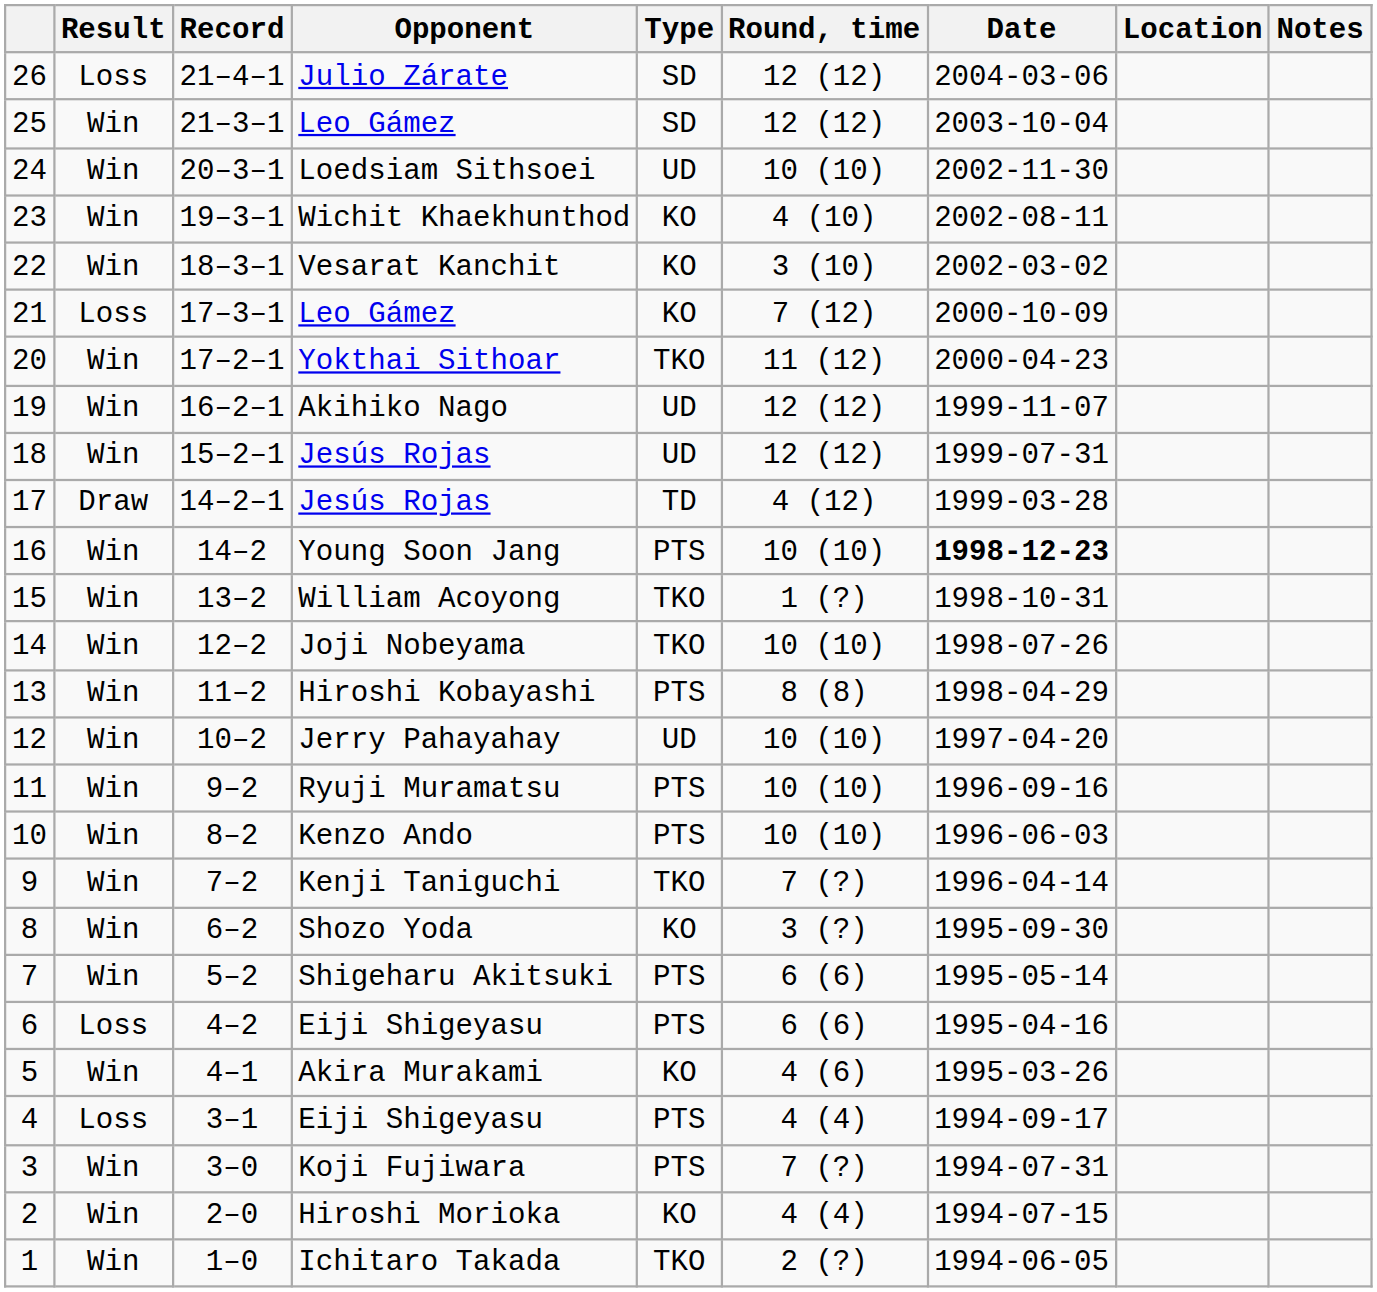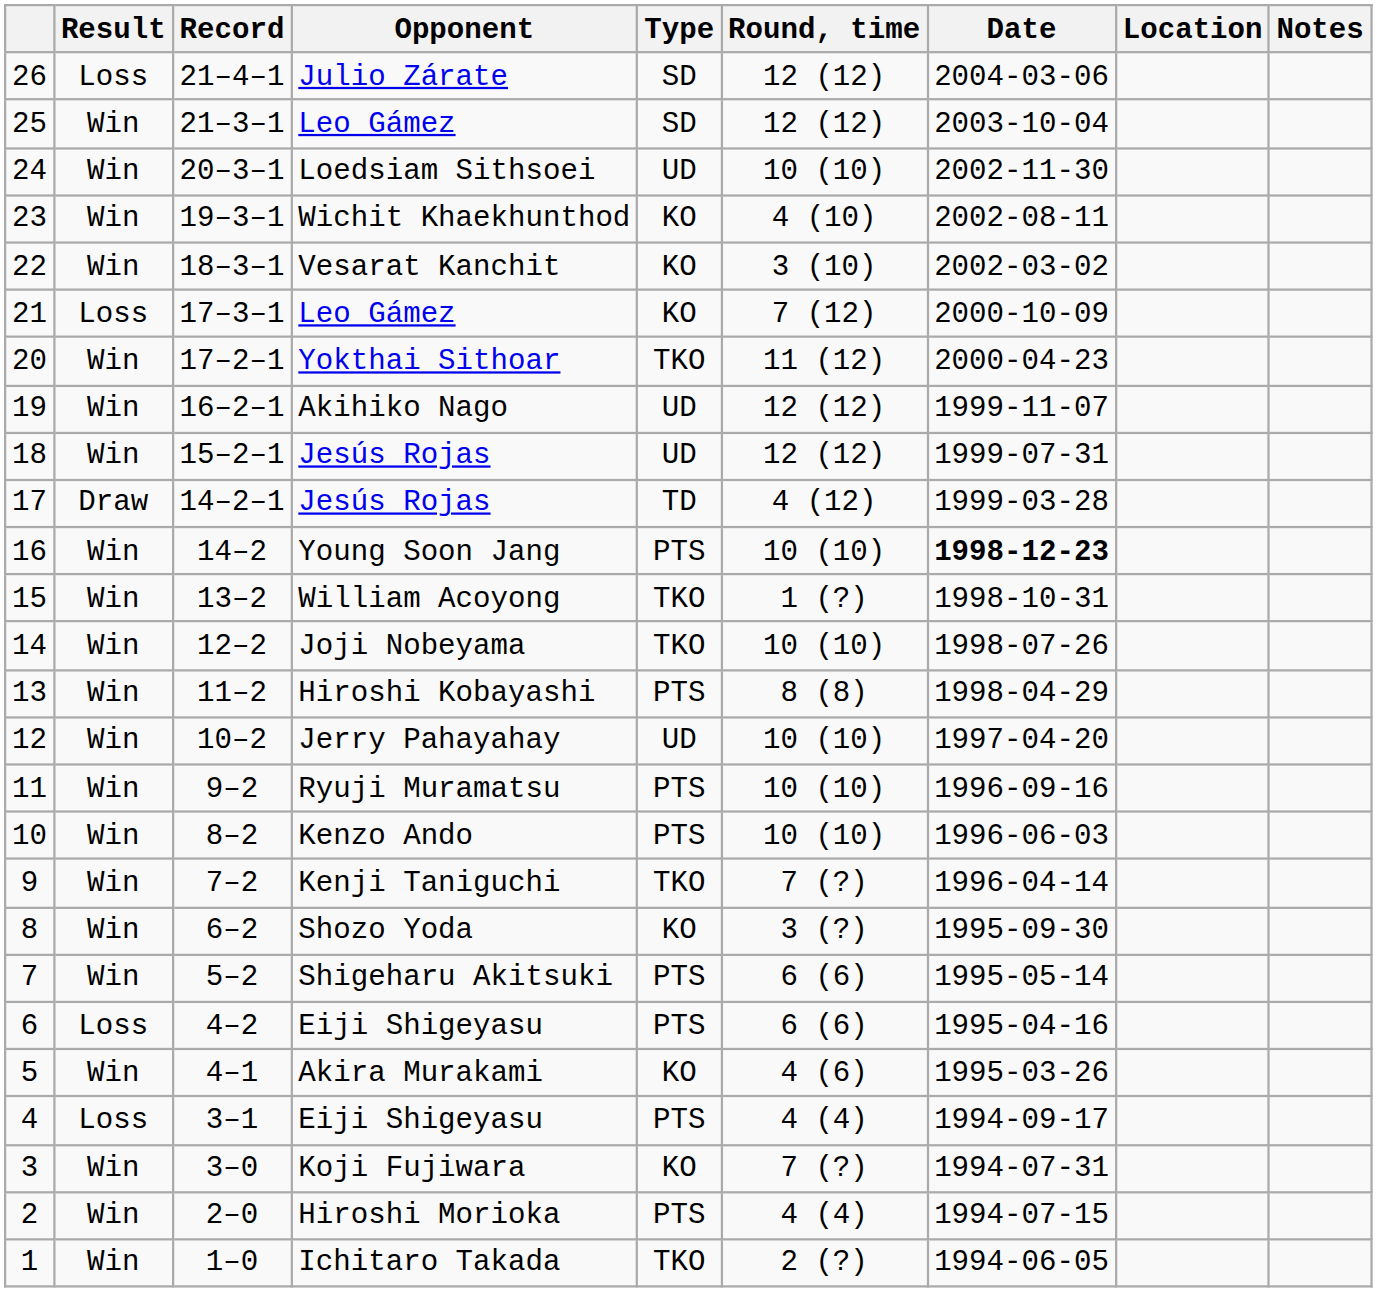(679, 1168) PTS -> (679, 1168) KO
(679, 1215) KO -> (679, 1215) PTS
